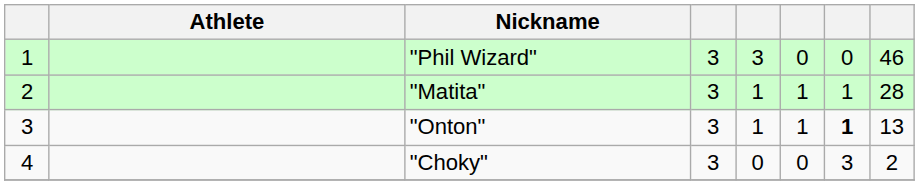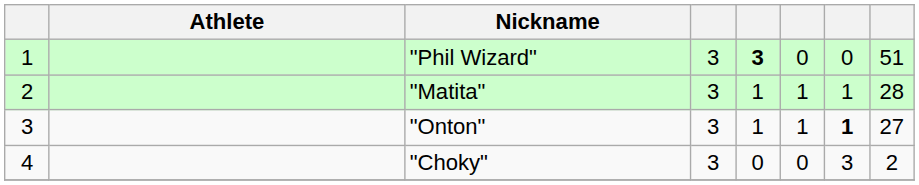(758, 57) normal -> (758, 57) bold
(892, 57) 46 -> (892, 57) 51
(892, 127) 13 -> (892, 127) 27
